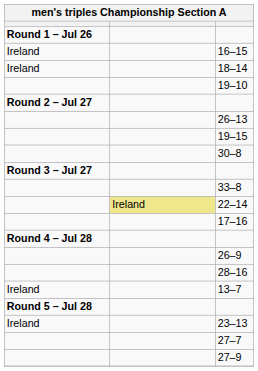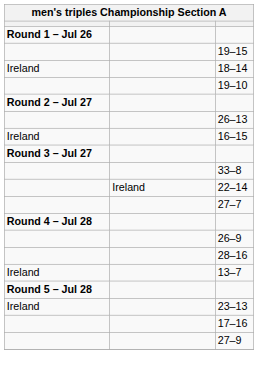rows swapped: (57, 137) <-> (23, 51)
- row: (57, 154)
(129, 204) khaki background -> (129, 187) no background
rows swapped: (57, 341) <-> (57, 222)
